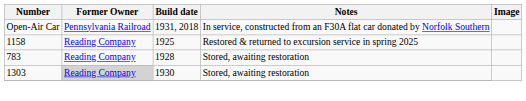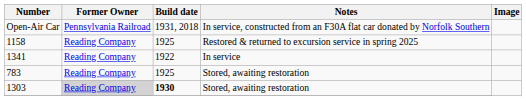+ row: (16, 57)
(165, 57) 1928 -> (165, 73) 1925
(165, 73) normal -> (165, 88) bold
